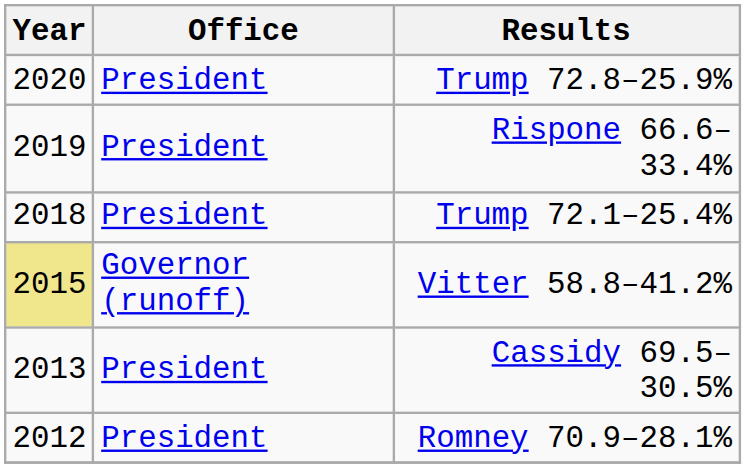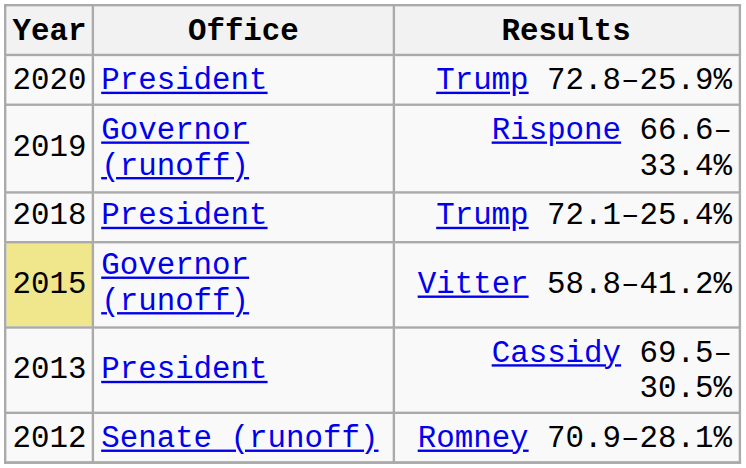(184, 148) President -> (175, 148) Governor (runoff)
(184, 438) President -> (240, 438) Senate (runoff)
